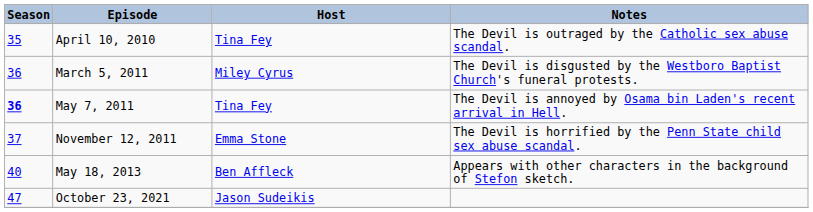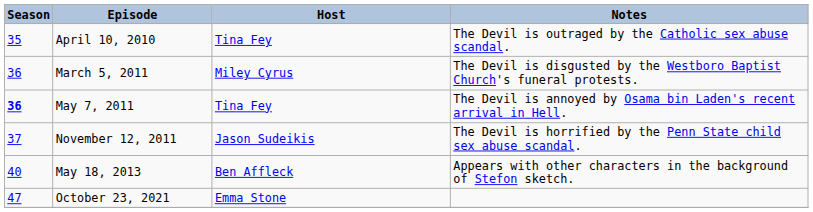(251, 139) Emma Stone -> (265, 139) Jason Sudeikis
(265, 198) Jason Sudeikis -> (251, 198) Emma Stone
